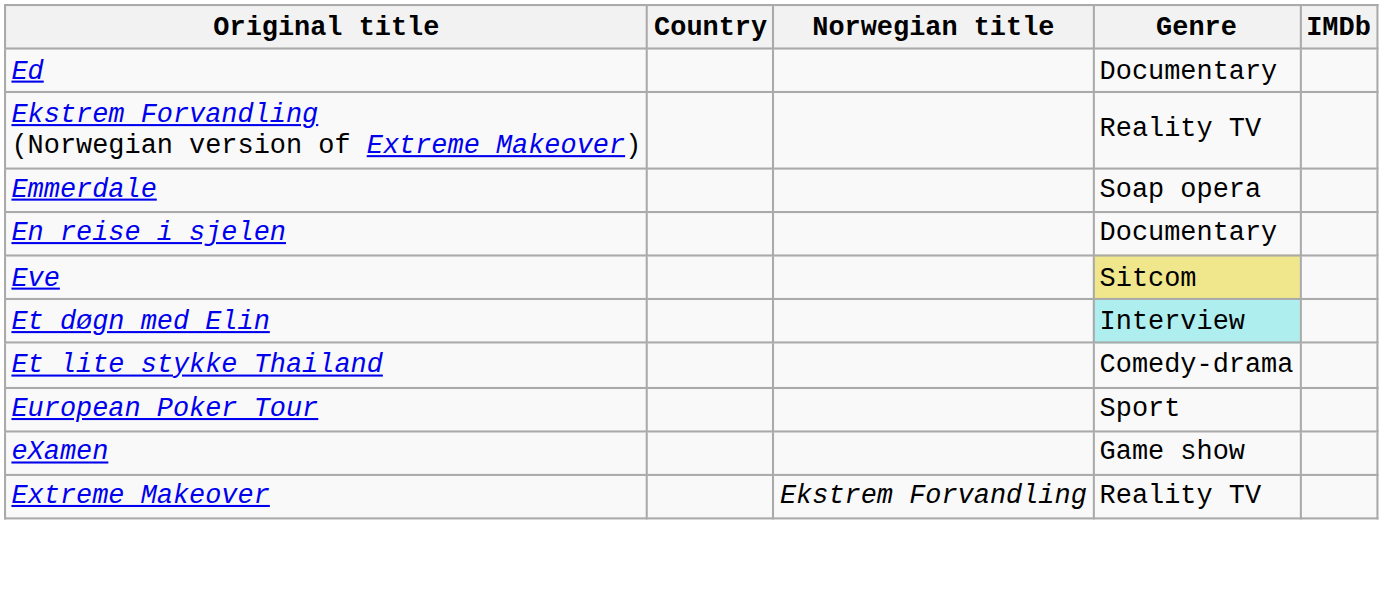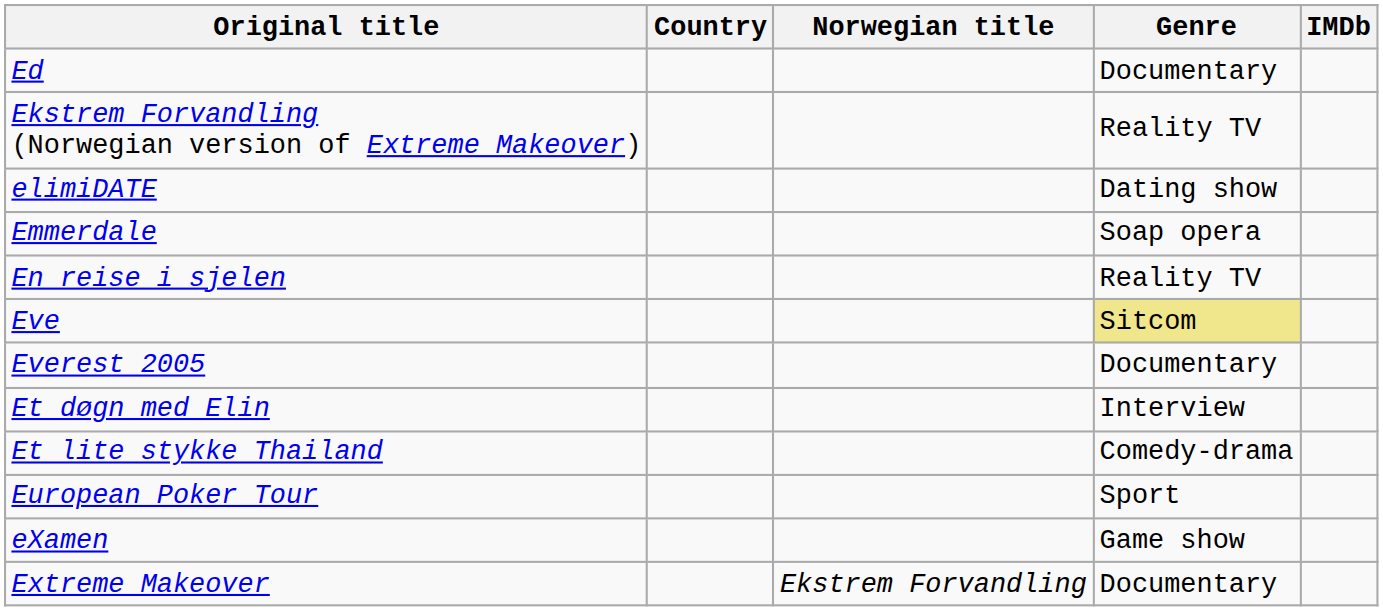+ row: (84, 190)
(1188, 233) Documentary -> (1180, 277) Reality TV
+ row: (108, 365)
(1172, 321) paleturquoise background -> (1172, 409) no background
(1180, 497) Reality TV -> (1188, 584) Documentary
